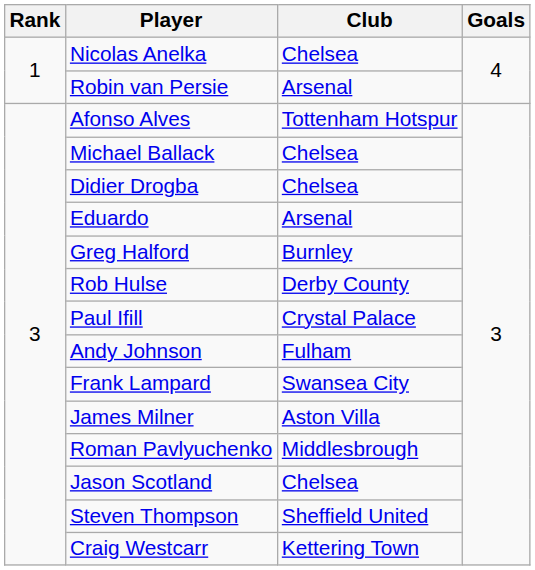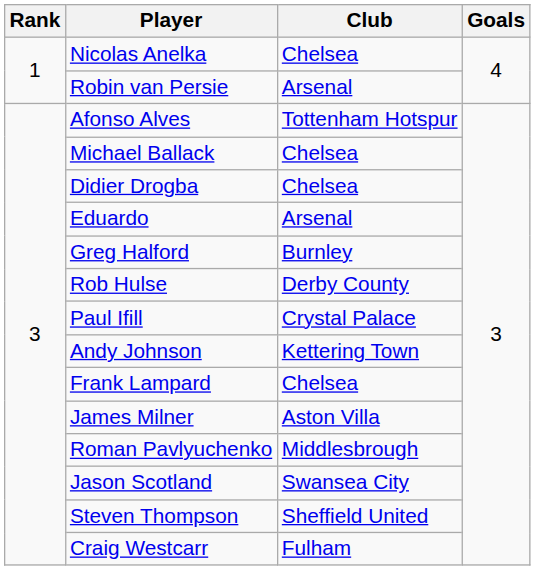(316, 350) Fulham -> (350, 350) Kettering Town
(345, 383) Swansea City -> (320, 383) Chelsea
(320, 482) Chelsea -> (345, 482) Swansea City
(350, 548) Kettering Town -> (316, 548) Fulham
